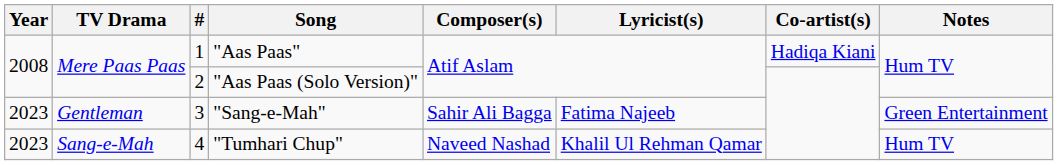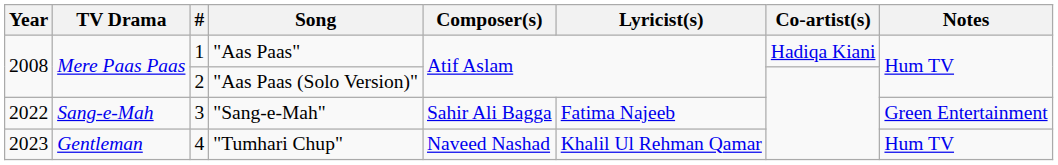(29, 112) 2023 -> (29, 112) 2022
(100, 112) Gentleman -> (105, 112) Sang-e-Mah
(105, 143) Sang-e-Mah -> (100, 143) Gentleman
